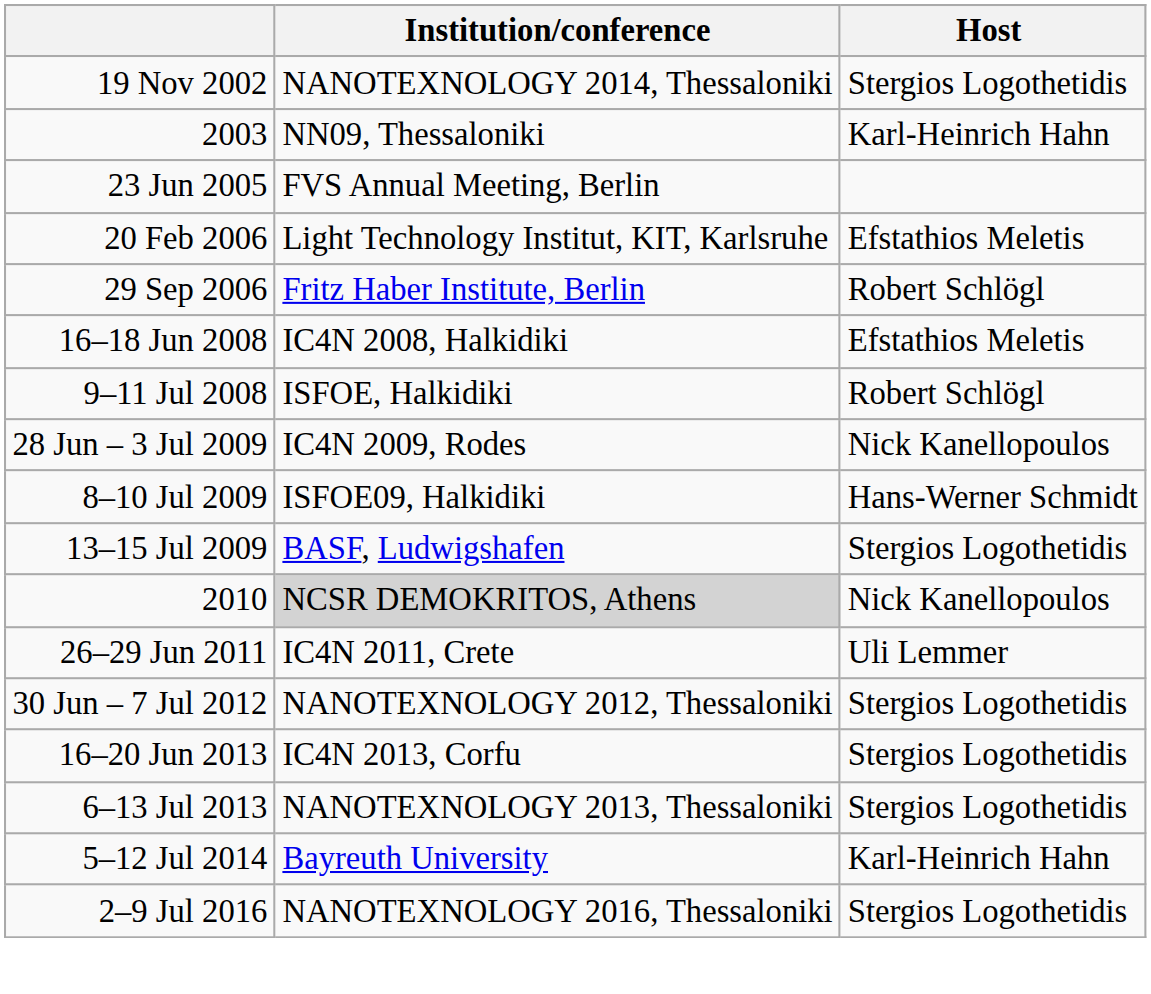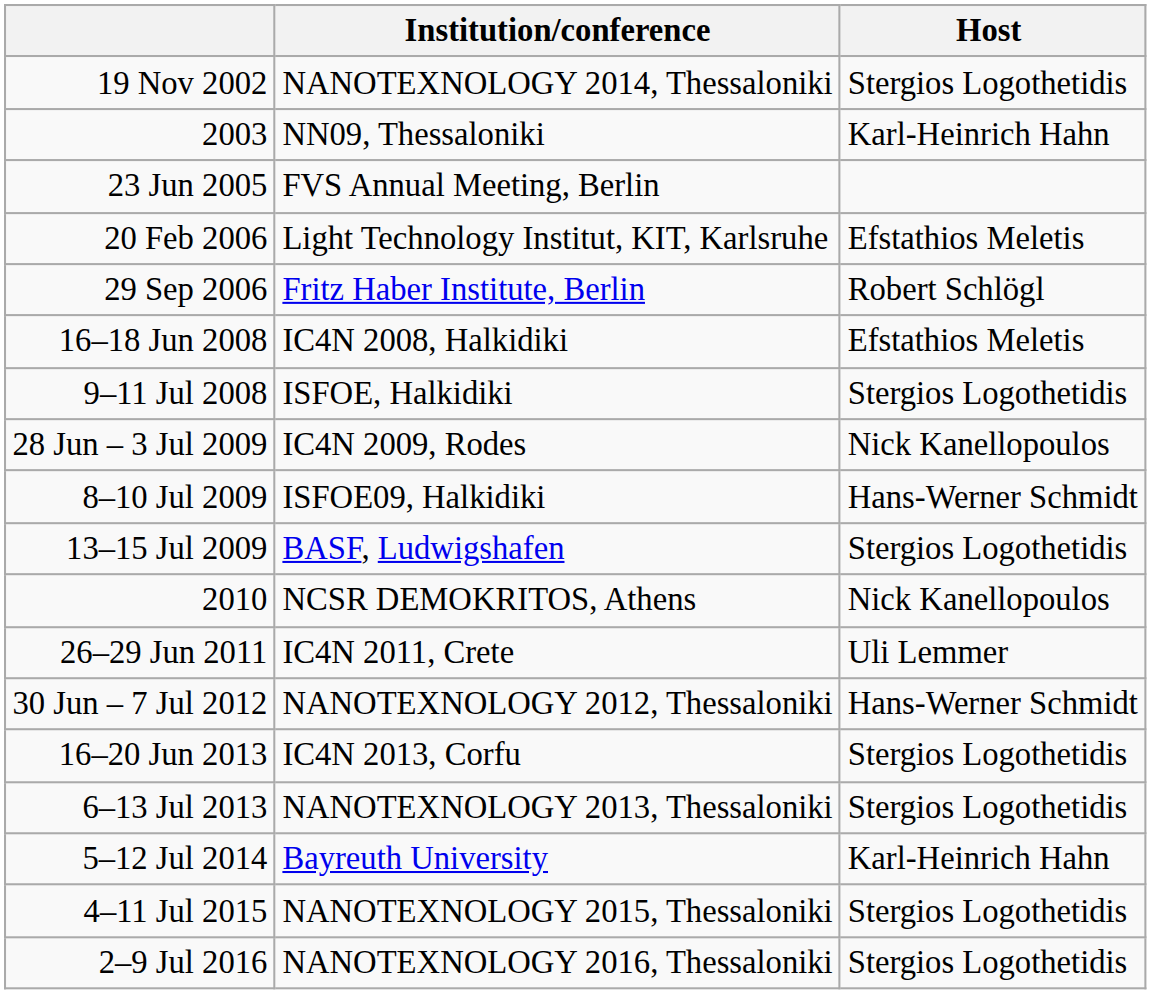(946, 392) Robert Schlögl -> (988, 392) Stergios Logothetidis
(489, 599) lightgrey background -> (489, 599) no background
(988, 703) Stergios Logothetidis -> (993, 703) Hans-Werner Schmidt
+ row: (175, 910)
